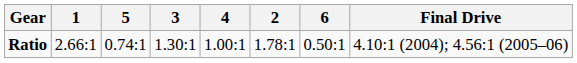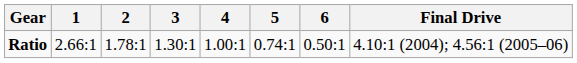columns swapped: (275, 17) <-> (126, 17)
